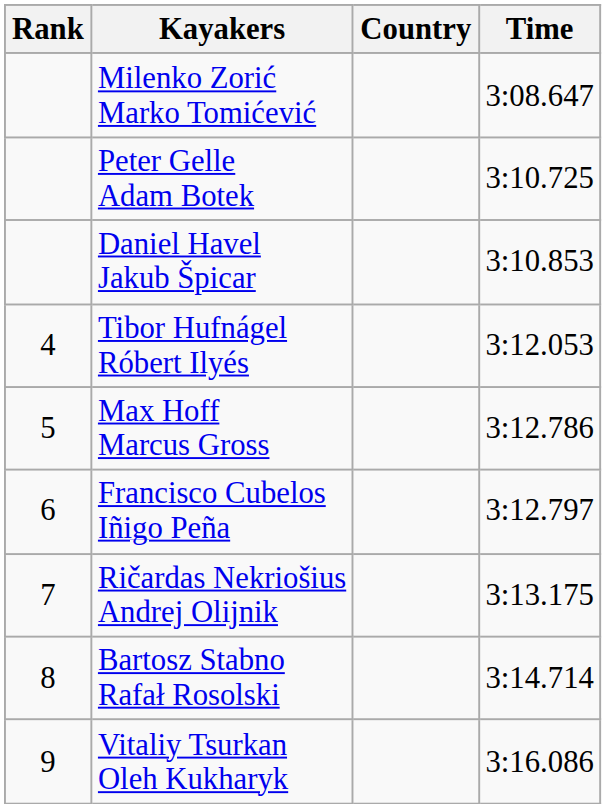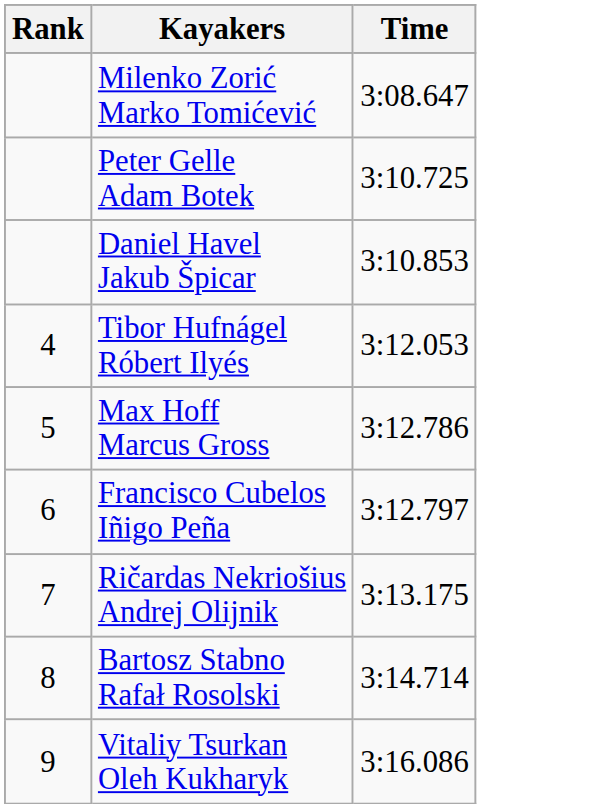- column: (416, 28)
